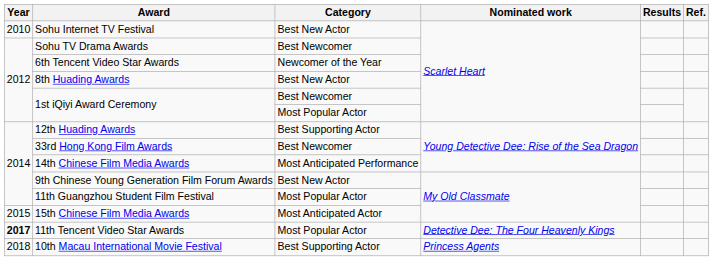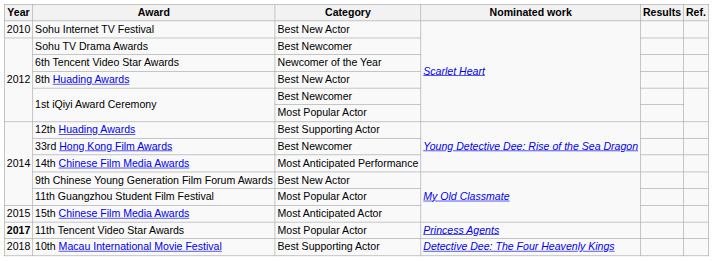(519, 230) Detective Dee: The Four Heavenly Kings -> (461, 230) Princess Agents
(461, 247) Princess Agents -> (519, 247) Detective Dee: The Four Heavenly Kings
